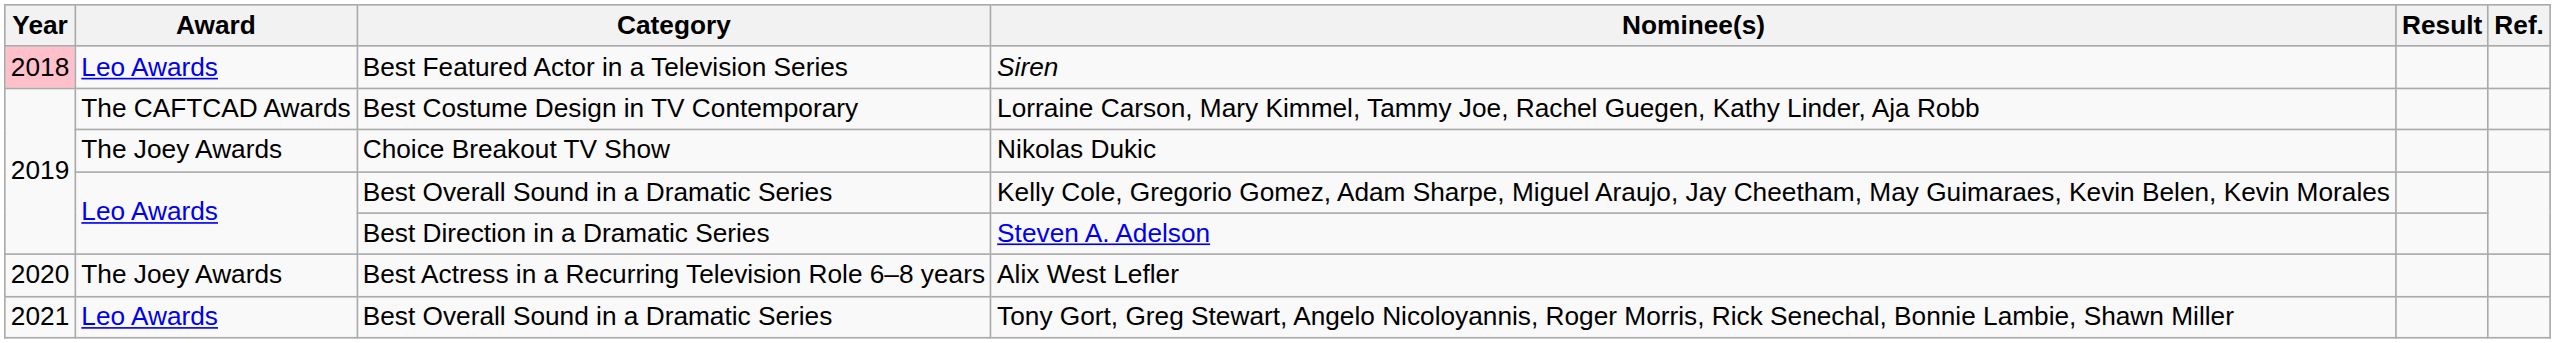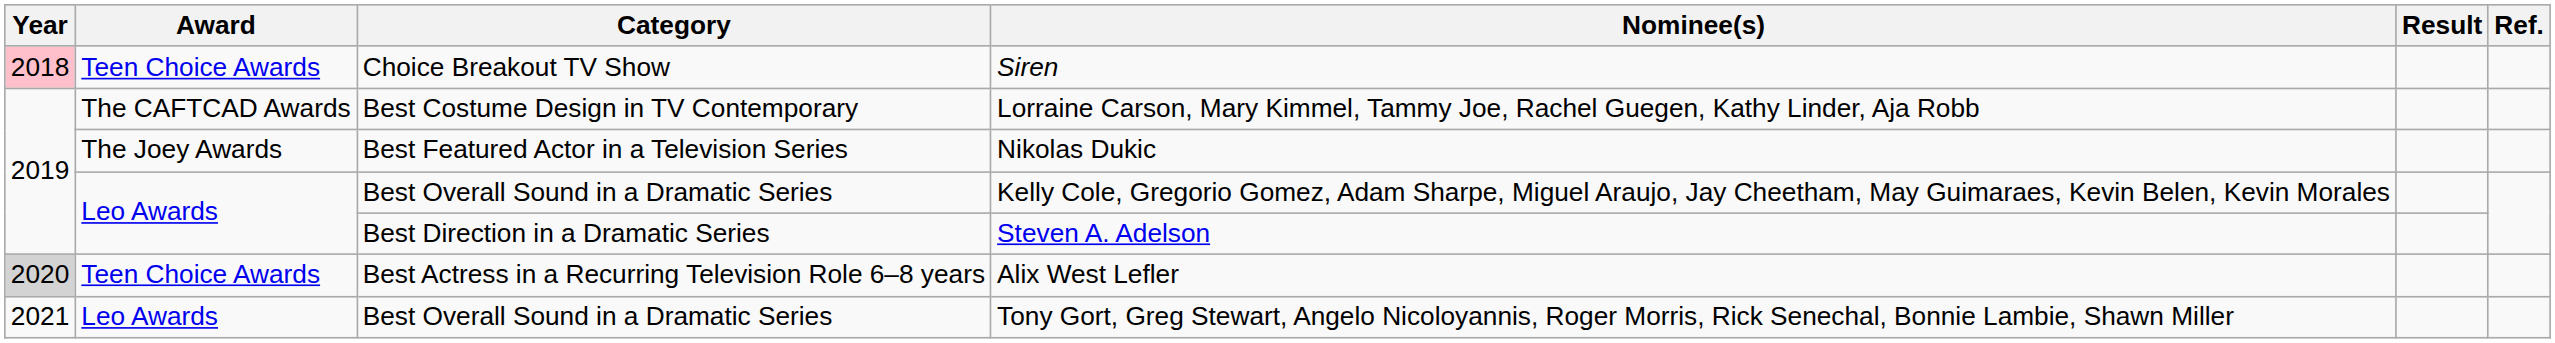(150, 66) Leo Awards -> (201, 66) Teen Choice Awards
(605, 66) Best Featured Actor in a Television Series -> (516, 66) Choice Breakout TV Show
(516, 150) Choice Breakout TV Show -> (605, 150) Best Featured Actor in a Television Series
(40, 274) no background -> (40, 274) lightgrey background
(182, 274) The Joey Awards -> (201, 274) Teen Choice Awards
